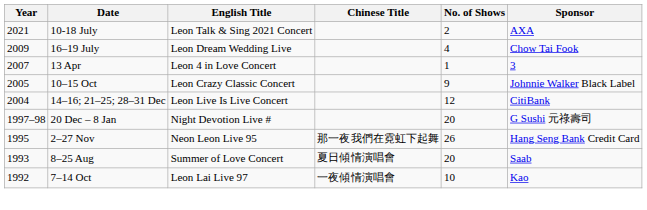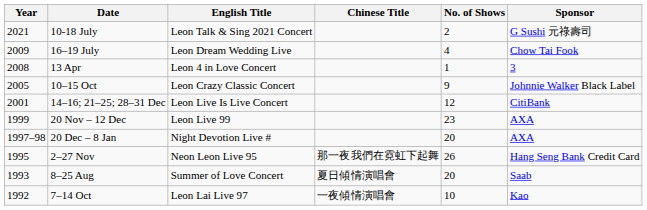(522, 30) AXA -> (551, 31) G Sushi 元祿壽司
(18, 65) 2007 -> (18, 67) 2008
(18, 100) 2004 -> (18, 102) 2001
+ row: (88, 120)
(551, 118) G Sushi 元祿壽司 -> (522, 137) AXA
